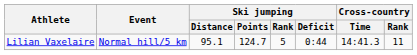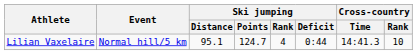(283, 41) 5 -> (283, 41) 4
(398, 41) 11 -> (398, 41) 10
